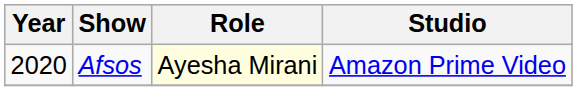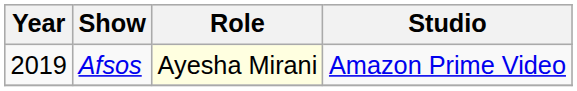(39, 64) 2020 -> (39, 64) 2019
